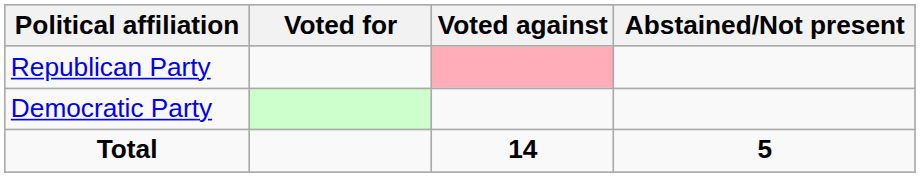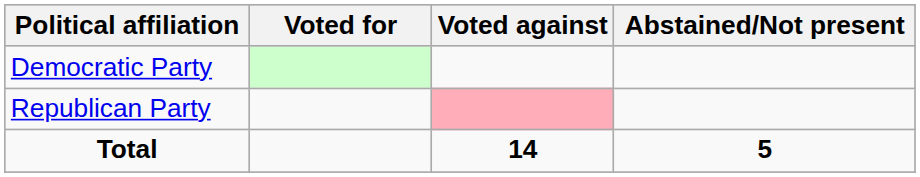rows swapped: (111, 108) <-> (111, 66)
